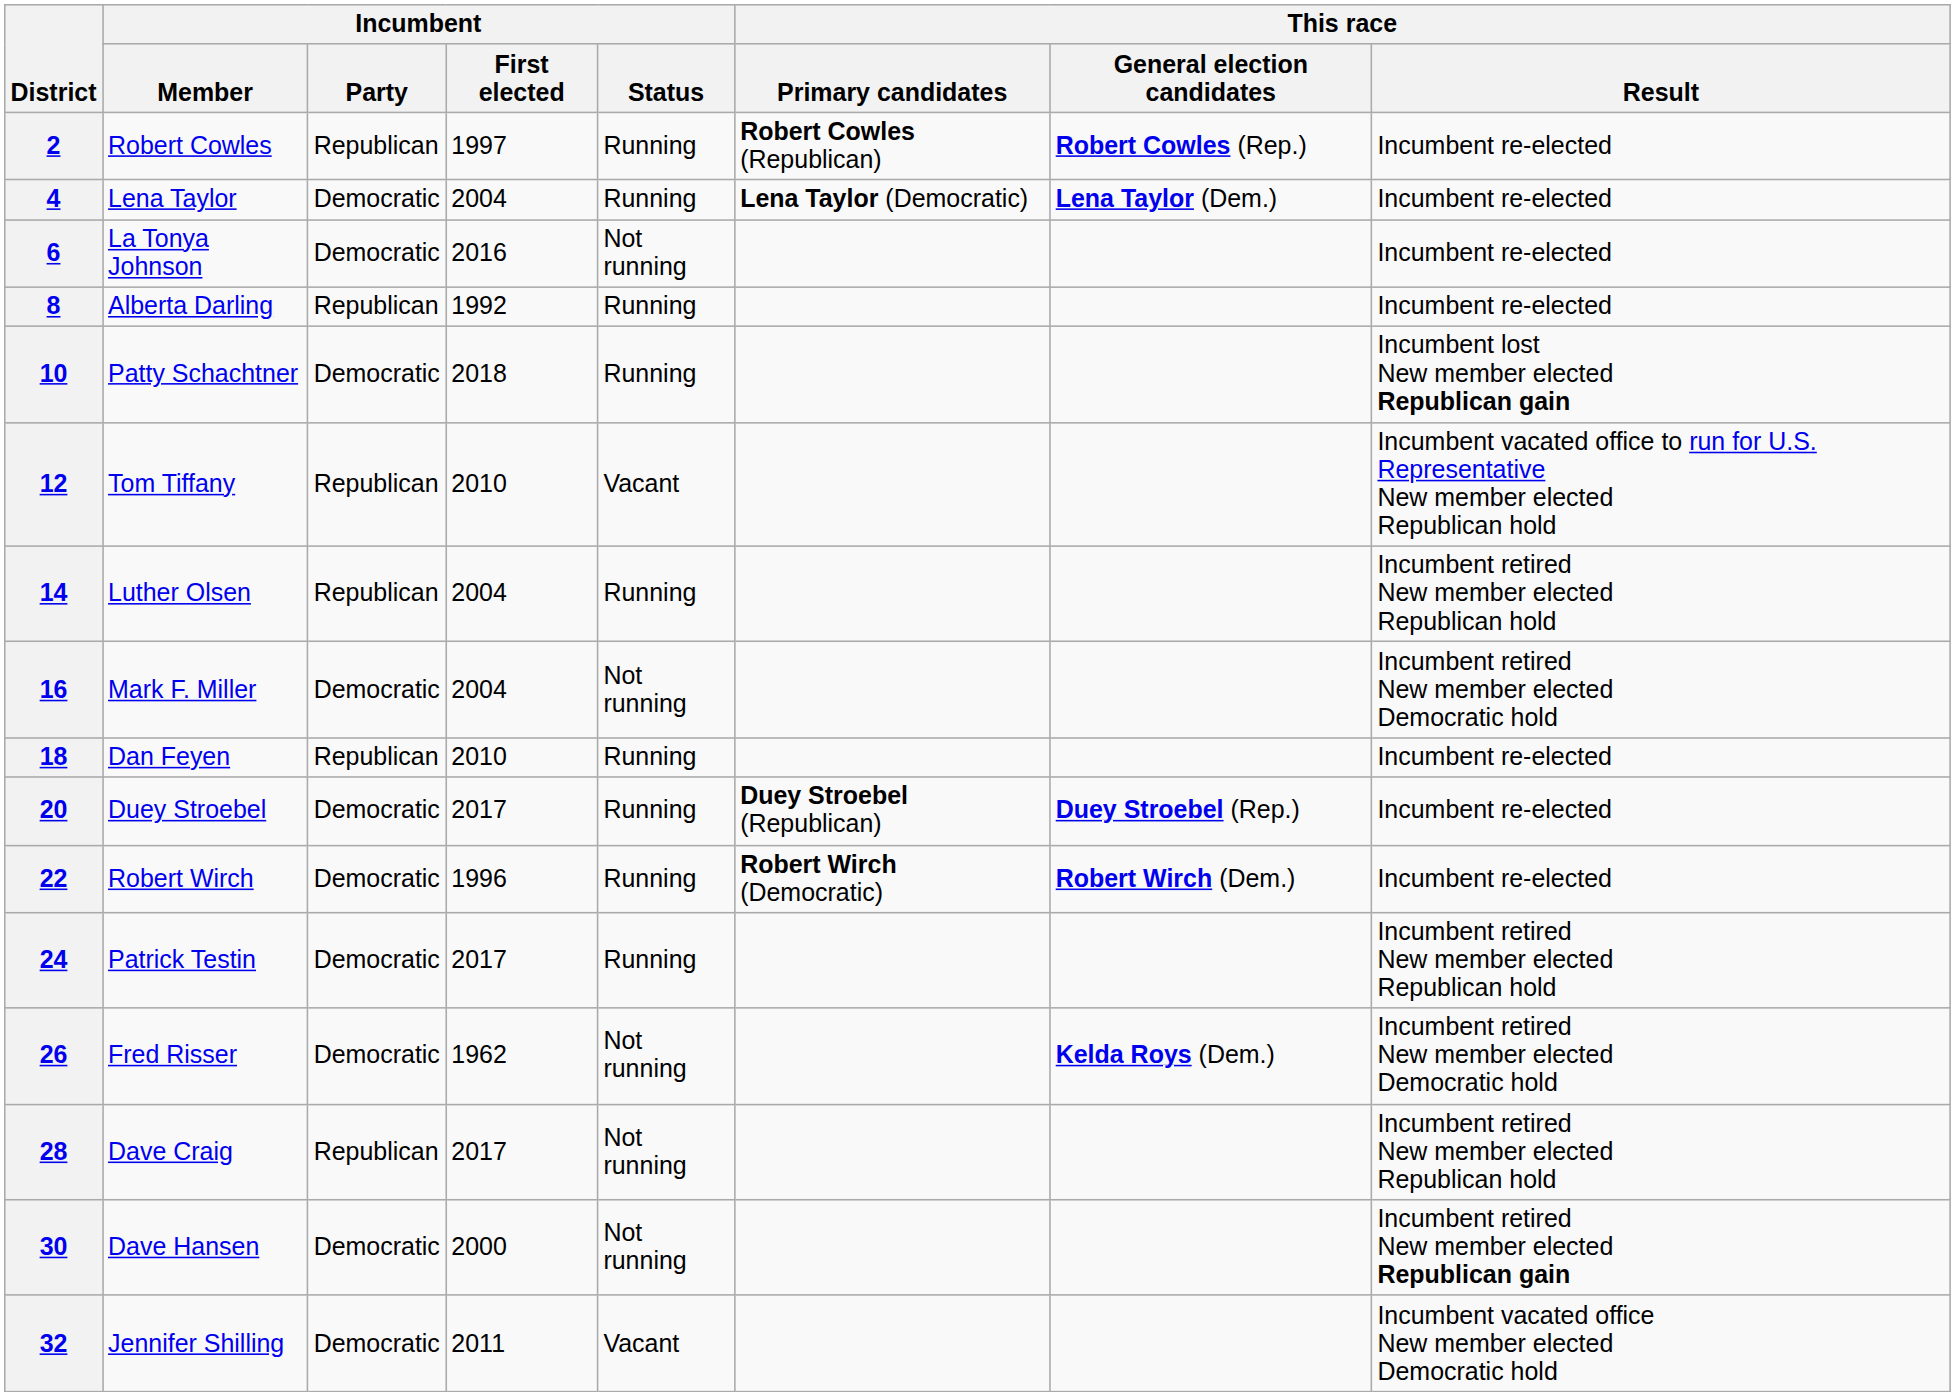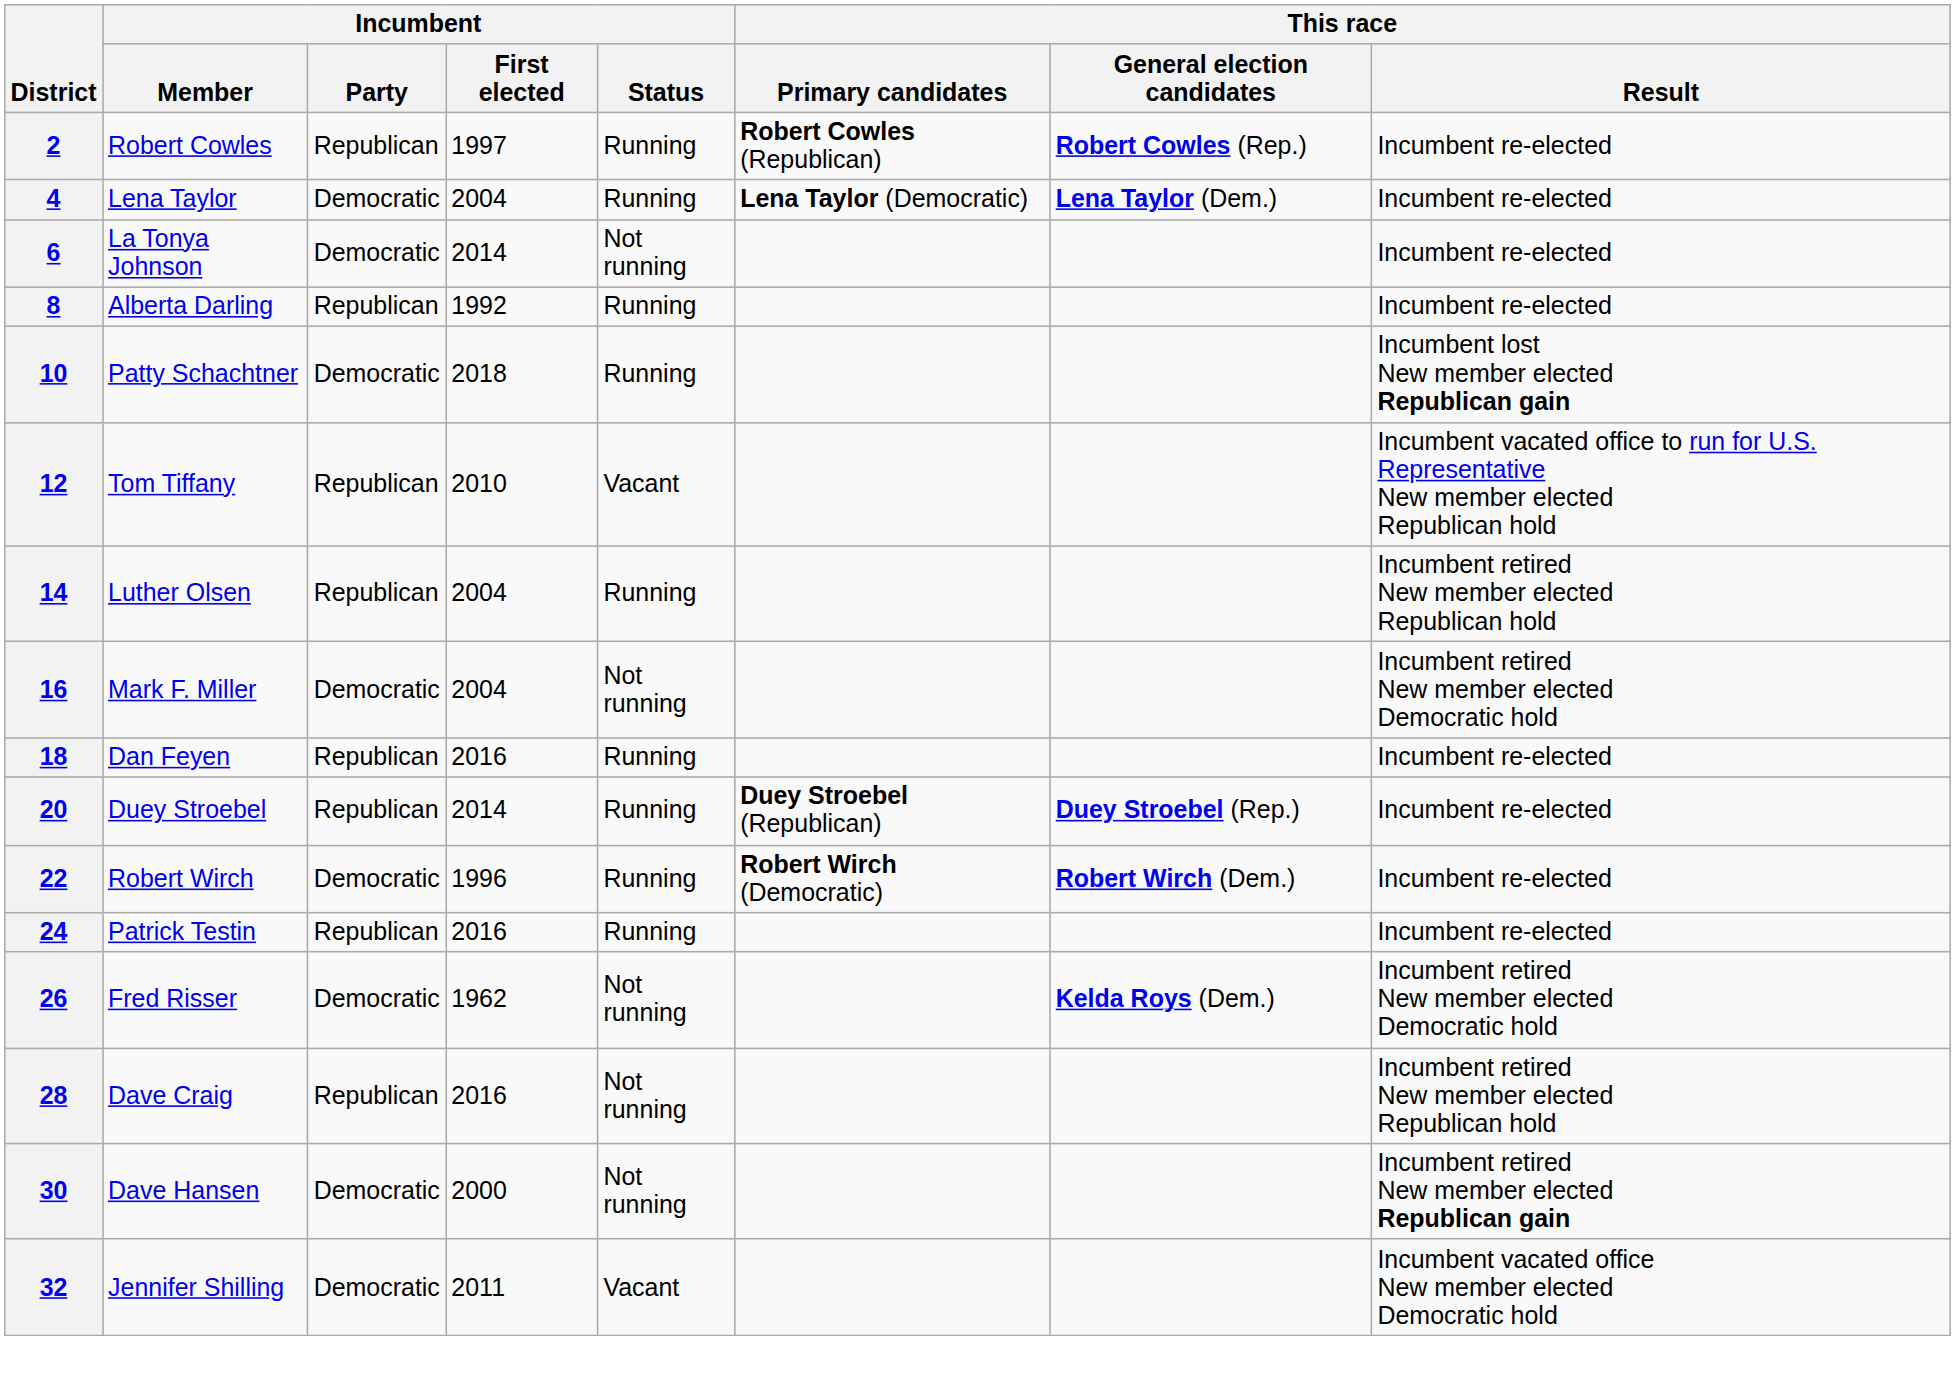(479, 252) 2016 -> (479, 252) 2014
(479, 757) 2010 -> (479, 757) 2016
(377, 810) Democratic -> (376, 810) Republican
(479, 810) 2017 -> (479, 810) 2014
(377, 960) Democratic -> (376, 932) Republican
(479, 960) 2017 -> (479, 932) 2016
(1495, 960) Incumbent retired New member elected Republican hold -> (1495, 932) Incumbent re-elected
(479, 1151) 2017 -> (479, 1095) 2016
